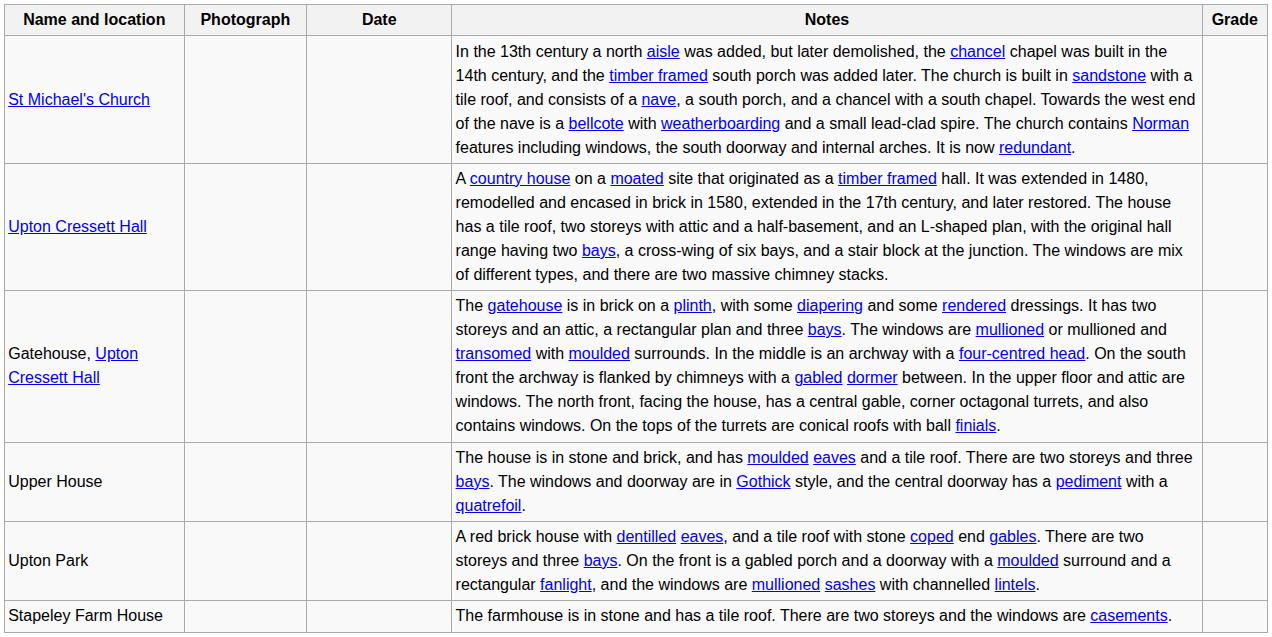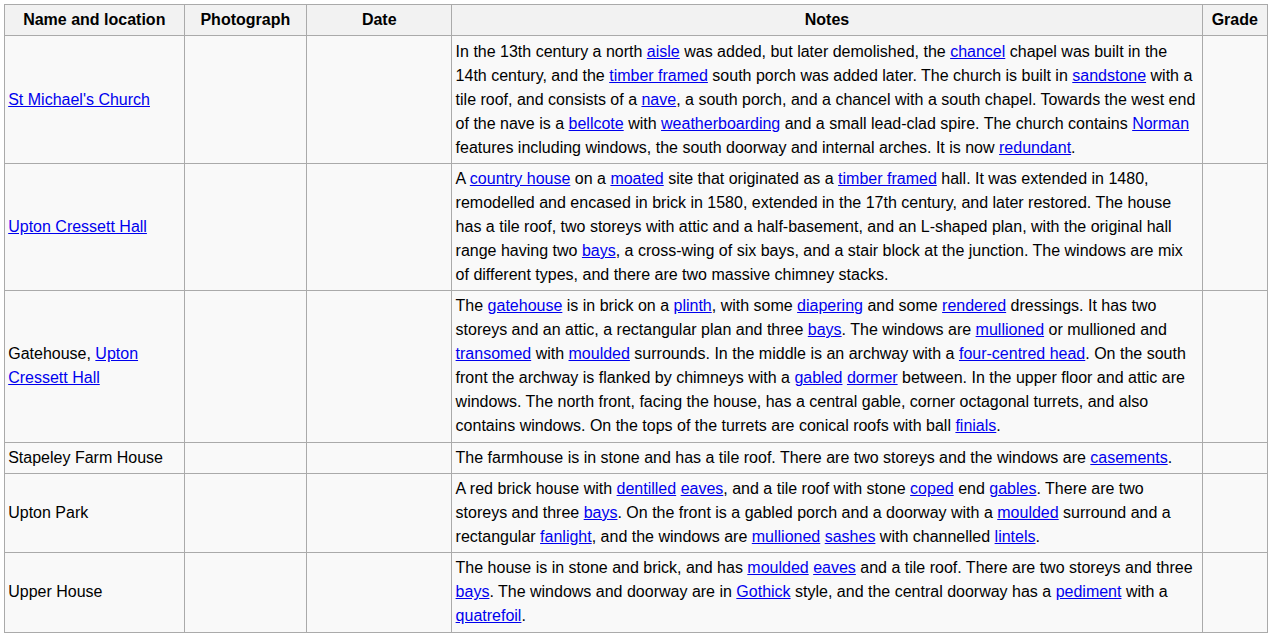rows swapped: (86, 616) <-> (55, 481)
